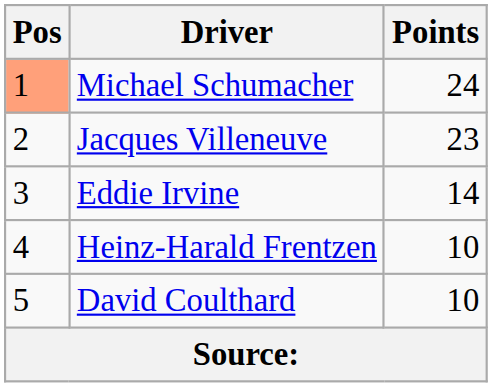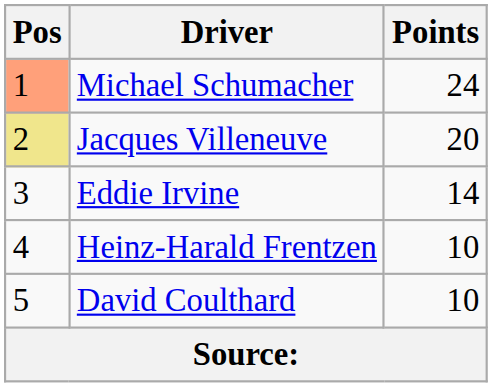(21, 139) no background -> (21, 139) khaki background
(463, 139) 23 -> (463, 139) 20
